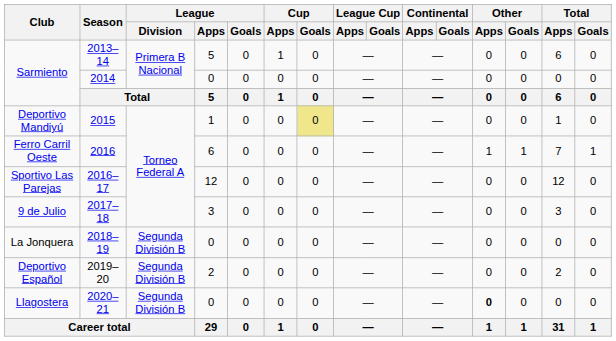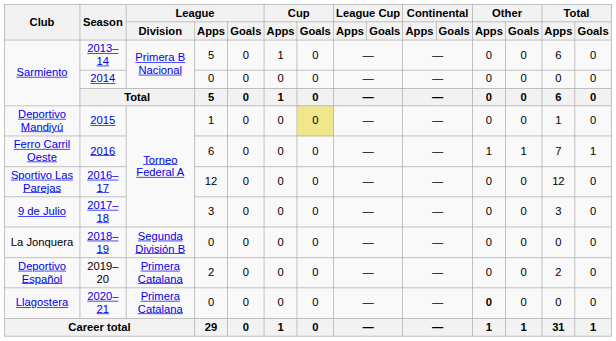(160, 272) Segunda División B -> (160, 272) Primera Catalana
(160, 303) Segunda División B -> (160, 303) Primera Catalana
